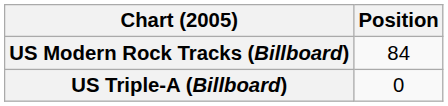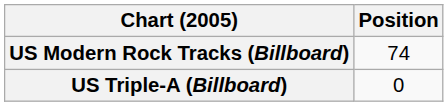(399, 52) 84 -> (399, 52) 74
